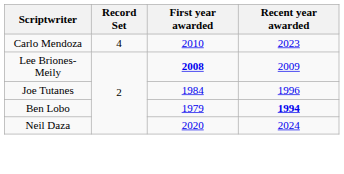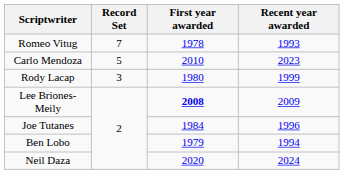+ row: (48, 43)
(119, 43) 4 -> (119, 60) 5
+ row: (48, 78)
(289, 108) bold -> (289, 143) normal
